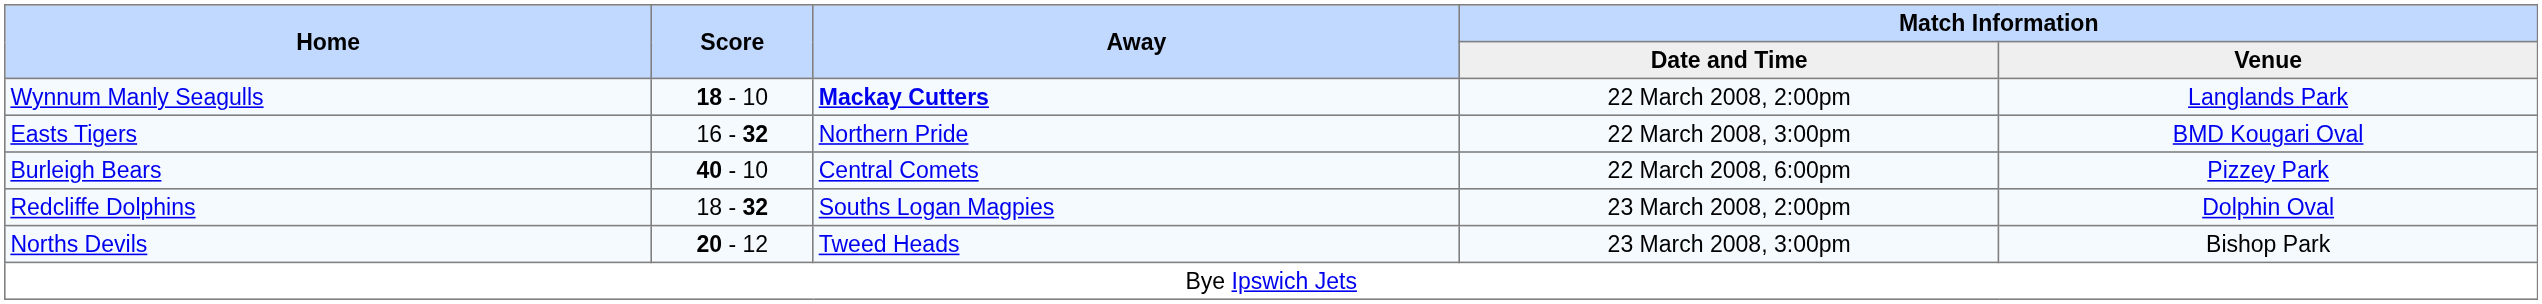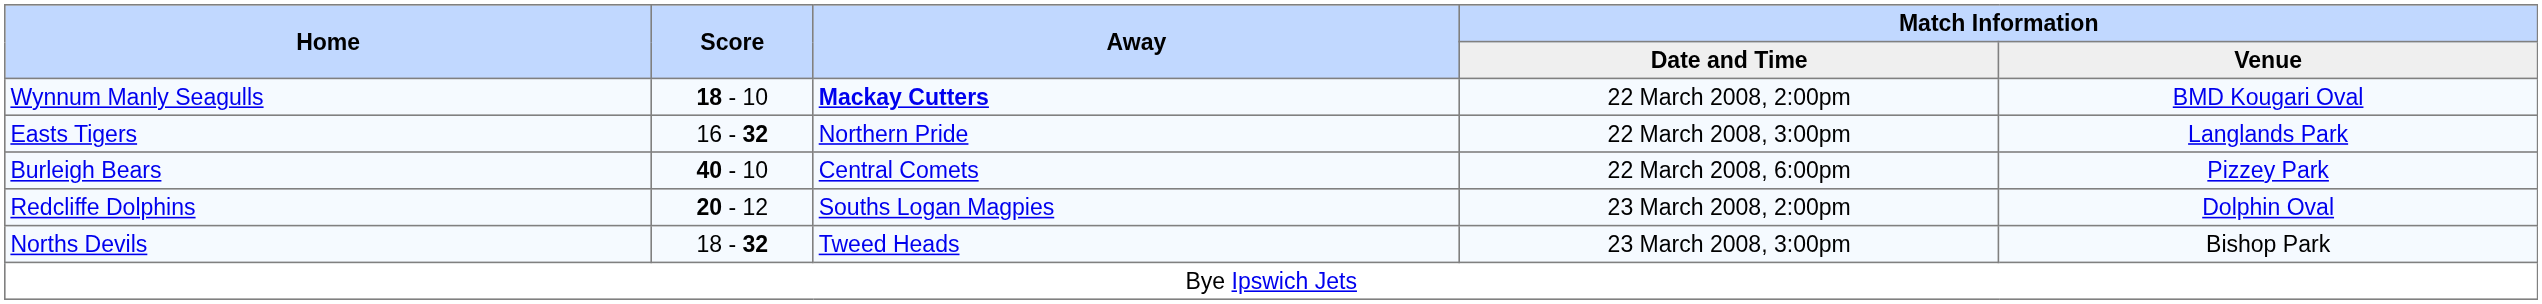(2268, 97) Langlands Park -> (2268, 97) BMD Kougari Oval
(2268, 134) BMD Kougari Oval -> (2268, 134) Langlands Park
(732, 207) 18 - 32 -> (732, 207) 20 - 12
(732, 244) 20 - 12 -> (732, 244) 18 - 32
